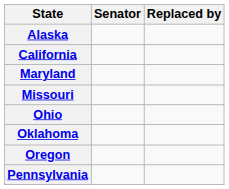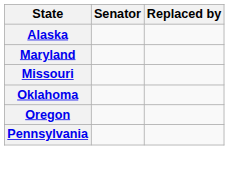- row: (48, 54)
- row: (48, 114)
